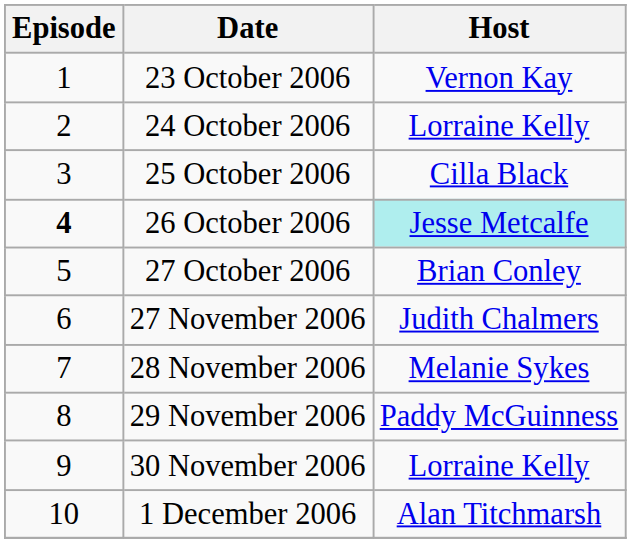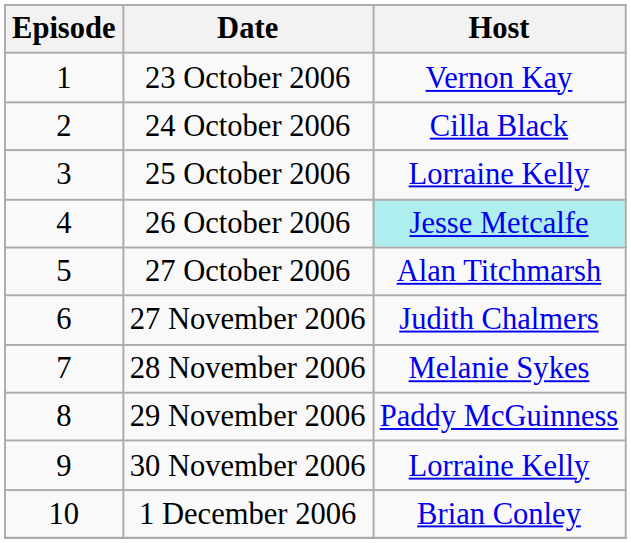(499, 125) Lorraine Kelly -> (499, 125) Cilla Black
(499, 174) Cilla Black -> (499, 174) Lorraine Kelly
(64, 222) bold -> (64, 222) normal
(499, 271) Brian Conley -> (499, 271) Alan Titchmarsh
(499, 513) Alan Titchmarsh -> (499, 513) Brian Conley
